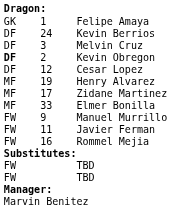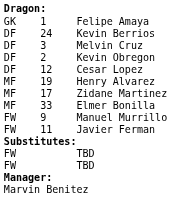(10, 57) bold -> (10, 57) normal
- row: (46, 141)
